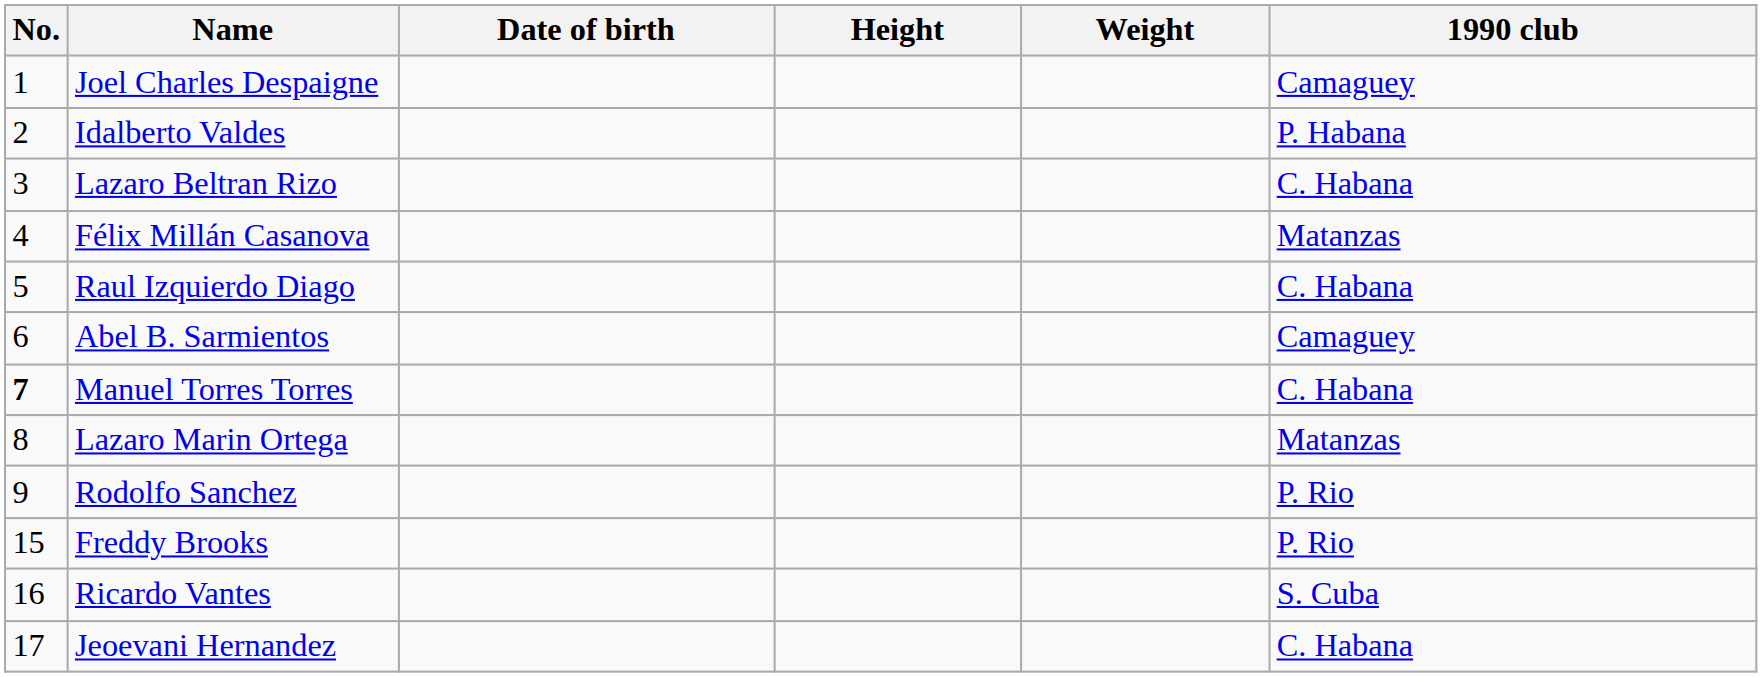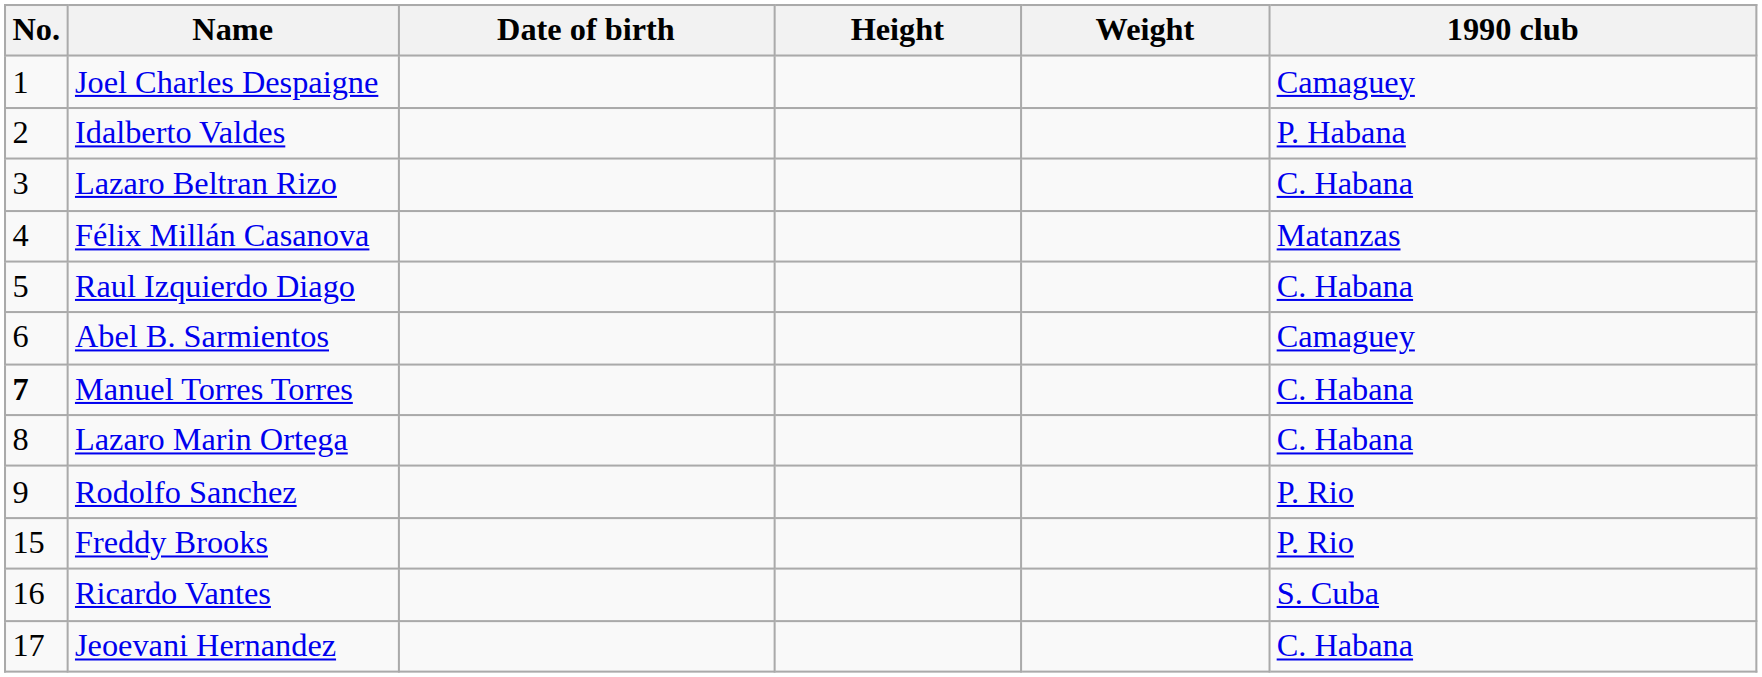(1339, 440) Matanzas -> (1345, 440) C. Habana
